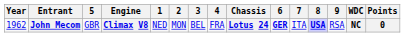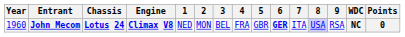columns swapped: (248, 11) <-> (92, 11)
(16, 25) 1962 -> (16, 25) 1960
(318, 25) bold -> (318, 25) normal
